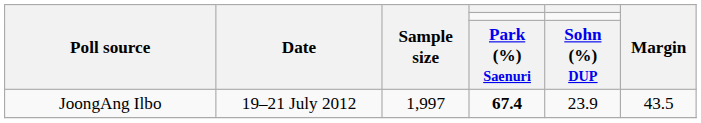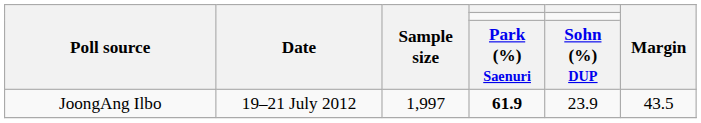(507, 103) 67.4 -> (507, 103) 61.9
